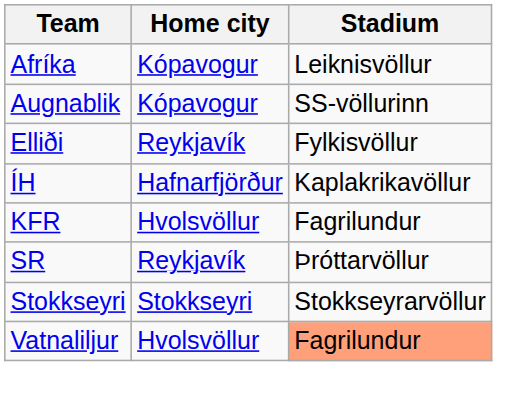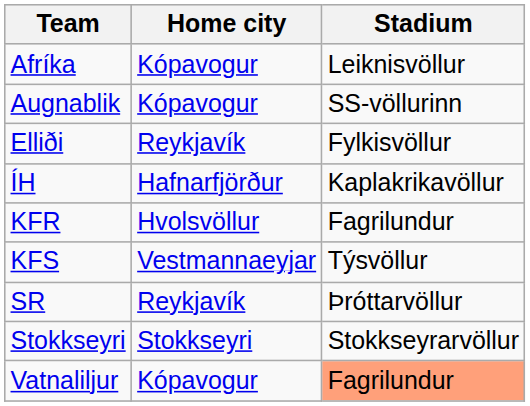+ row: (35, 261)
(198, 340) Hvolsvöllur -> (198, 380) Kópavogur
